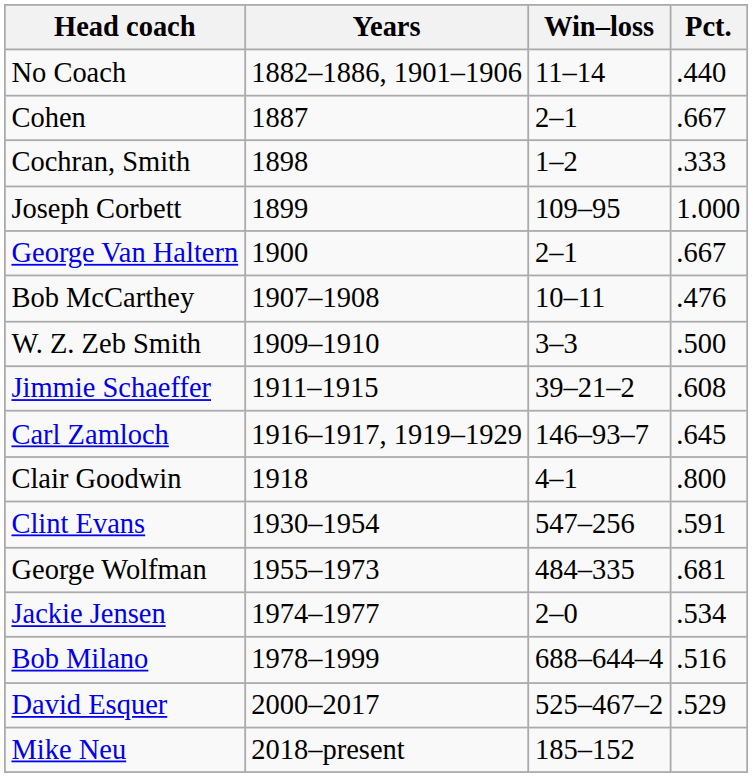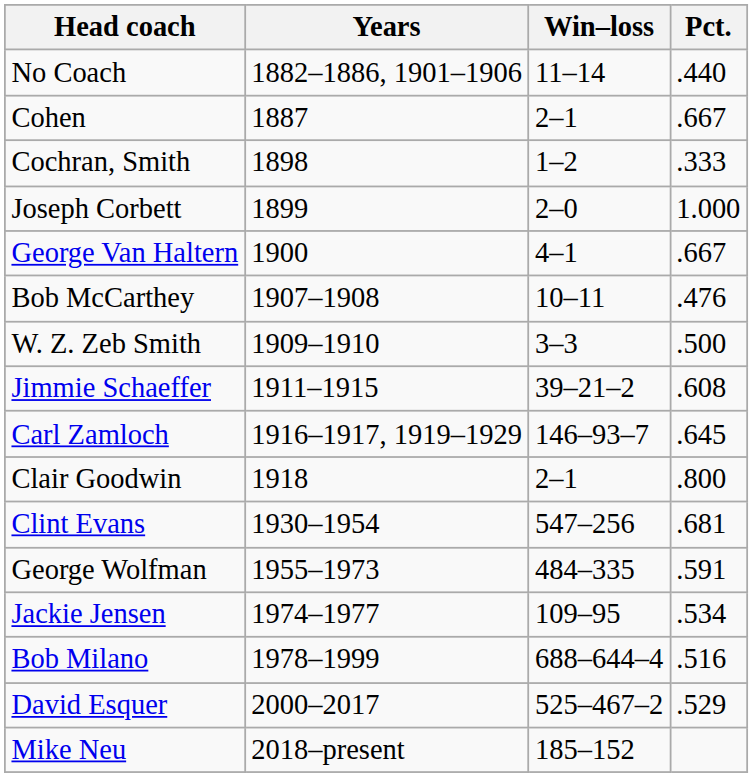(578, 207) 109–95 -> (556, 207) 2–0
(556, 252) 2–1 -> (556, 252) 4–1
(556, 478) 4–1 -> (556, 478) 2–1
(701, 523) .591 -> (701, 523) .681
(701, 569) .681 -> (701, 569) .591
(556, 614) 2–0 -> (578, 614) 109–95
